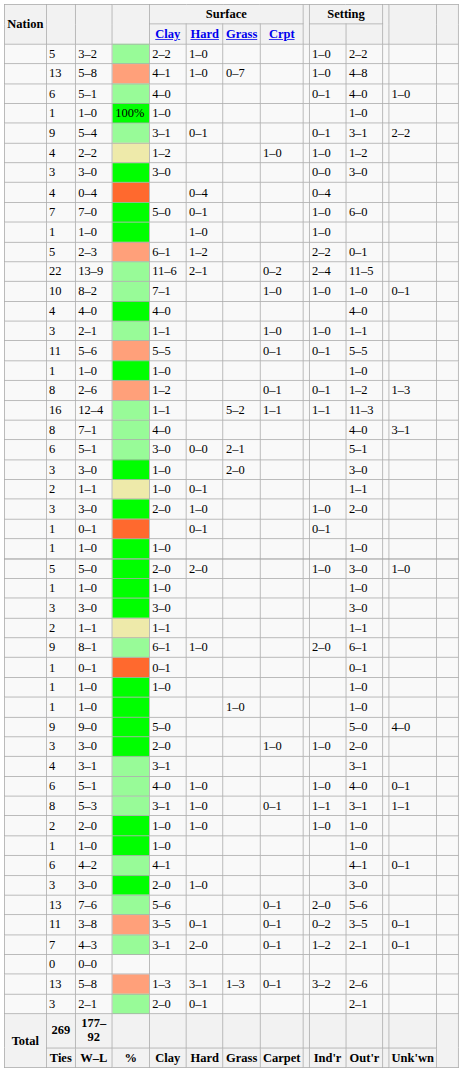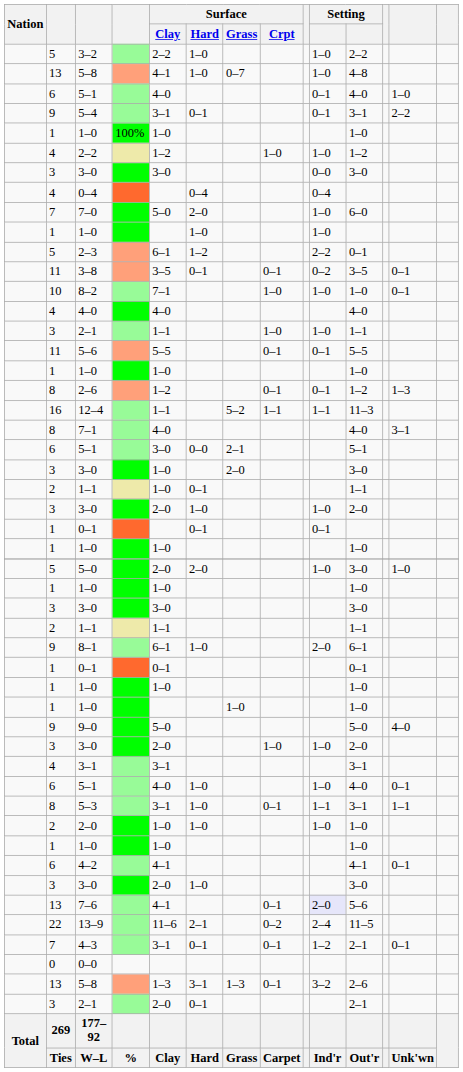rows swapped: (88, 113) <-> (88, 133)
(198, 212) 0–1 -> (198, 212) 2–0
rows swapped: (88, 924) <-> (91, 271)
(161, 905) 5–6 -> (161, 905) 4–1
(321, 905) no background -> (321, 905) lavender background
(198, 944) 2–0 -> (198, 944) 0–1
